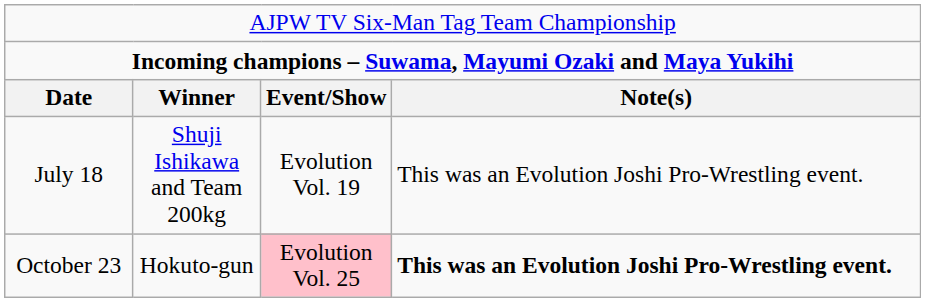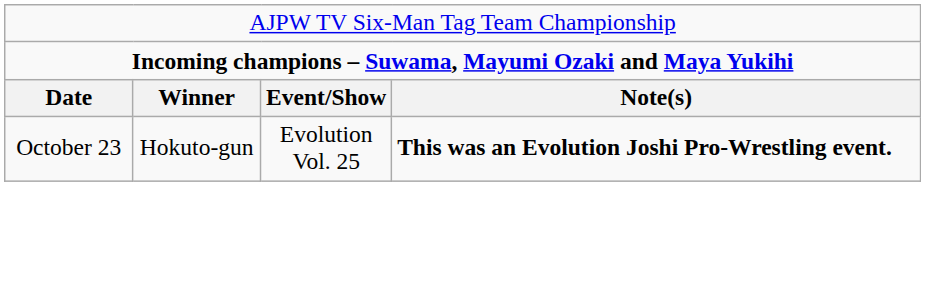- row: (69, 174)
(326, 264) pink background -> (326, 148) no background
